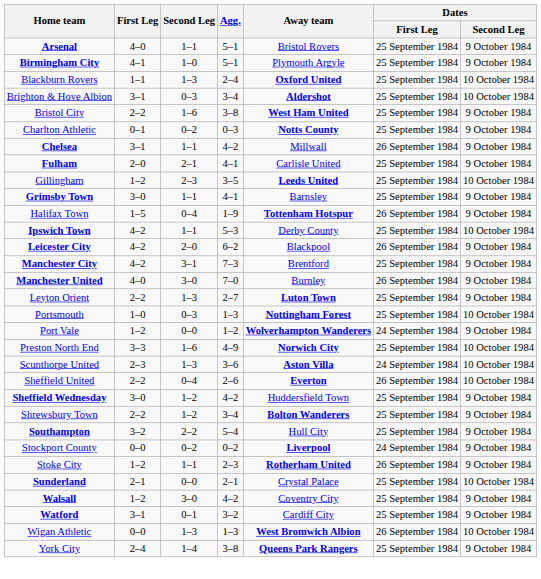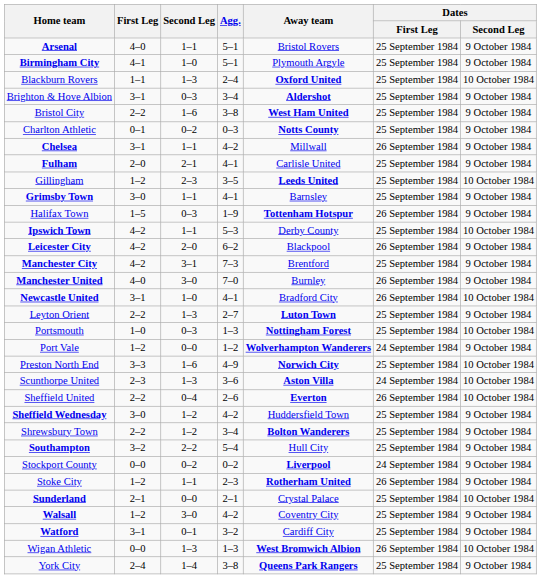(498, 96) 10 October 1984 -> (498, 96) 9 October 1984
(189, 213) 0–4 -> (189, 213) 0–3
+ row: (59, 297)
